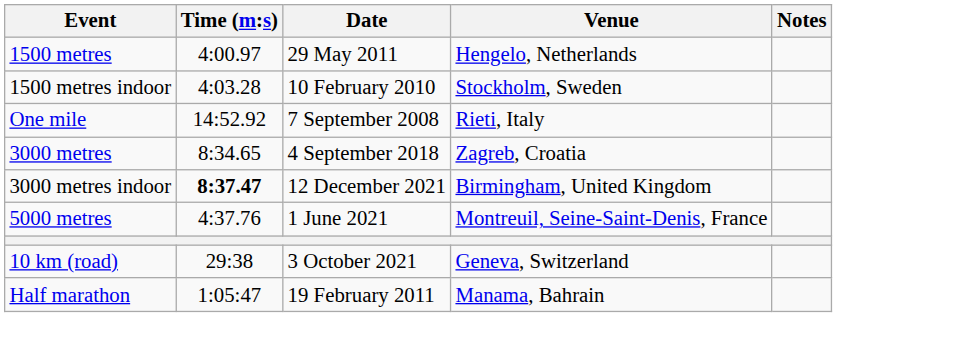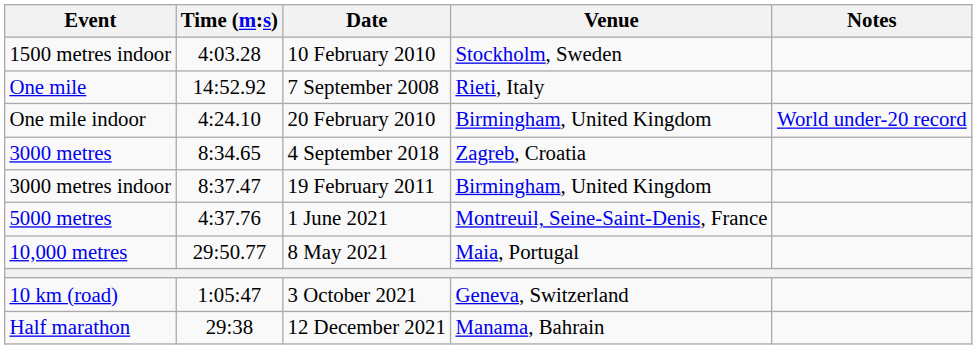- row: (61, 53)
+ row: (78, 119)
(229, 185) bold -> (229, 185) normal
(367, 185) 12 December 2021 -> (361, 185) 19 February 2011
+ row: (68, 251)
(229, 261) 29:38 -> (229, 294) 1:05:47
(229, 294) 1:05:47 -> (229, 327) 29:38
(361, 294) 19 February 2011 -> (367, 327) 12 December 2021
